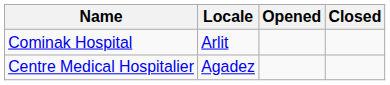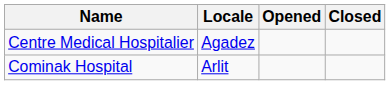rows swapped: (101, 67) <-> (70, 42)
